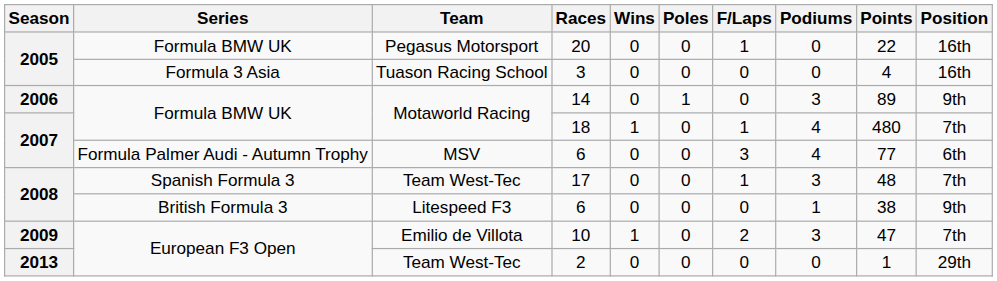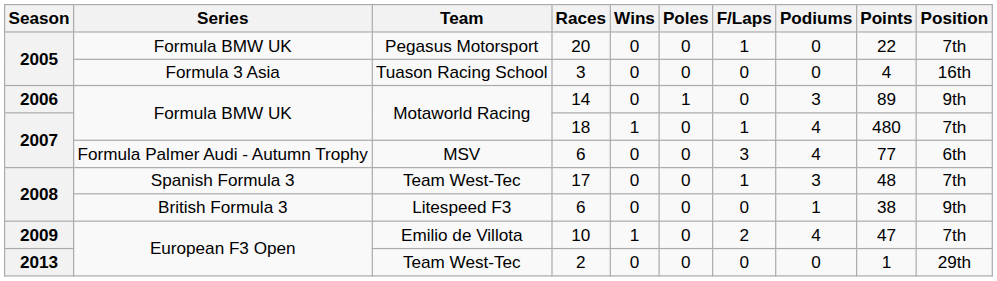(954, 46) 16th -> (954, 46) 7th
(816, 235) 3 -> (816, 235) 4
